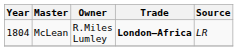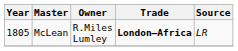(18, 33) 1804 -> (18, 33) 1805
